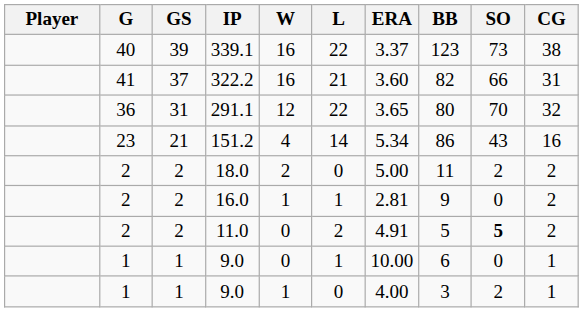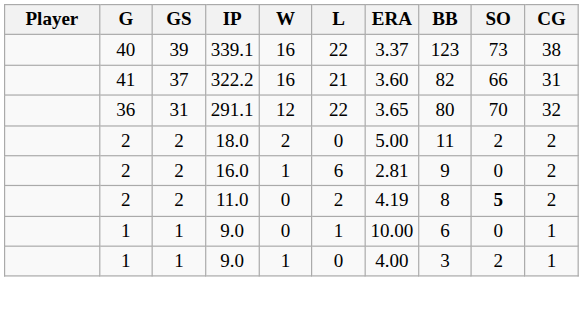- row: (126, 140)
(339, 200) 1 -> (339, 170) 6
(392, 230) 4.91 -> (392, 200) 4.19
(445, 230) 5 -> (445, 200) 8
